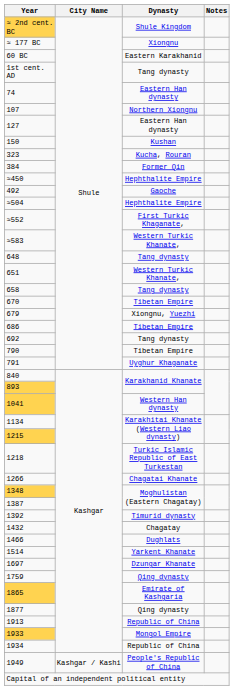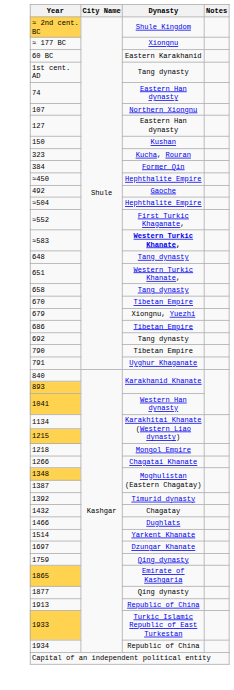(163, 241) normal -> (163, 241) bold
(163, 458) Turkic Islamic Republic of East Turkestan -> (163, 450) Mongol Empire
(163, 634) Mongol Empire -> (163, 625) Turkic Islamic Republic of East Turkestan
- row: (15, 663)
